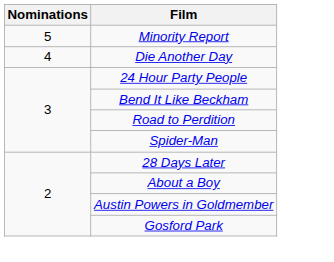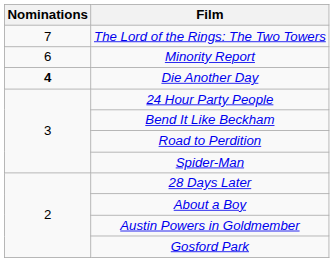+ row: (210, 36)
(48, 36) 5 -> (48, 57) 6
(48, 57) normal -> (48, 78) bold
